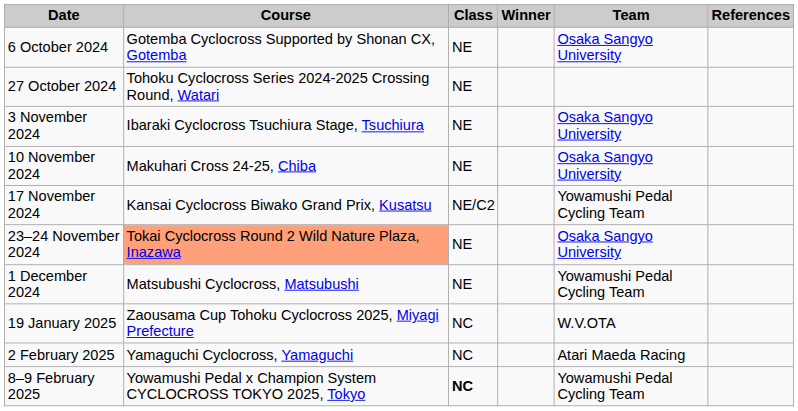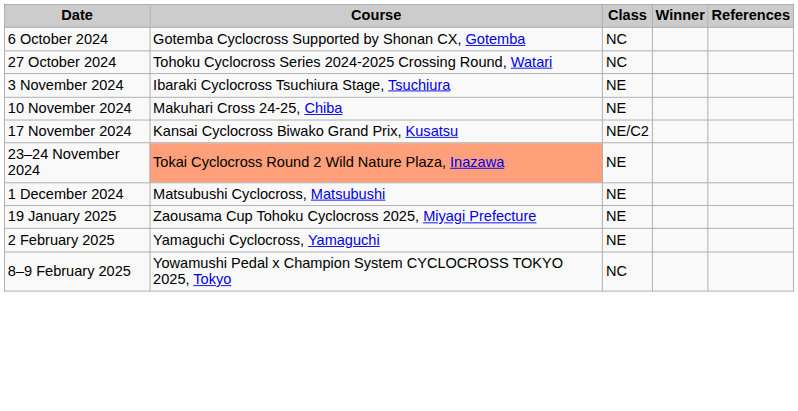- column: (631, 16)
(462, 47) NE -> (617, 39) NC
(462, 86) NE -> (617, 62) NC
(462, 323) NC -> (616, 217) NE
(462, 354) NC -> (616, 240) NE
(462, 386) bold -> (617, 271) normal
